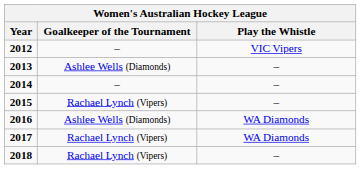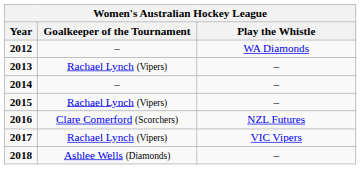(276, 48) VIC Vipers -> (276, 48) WA Diamonds
(117, 66) Ashlee Wells (Diamonds) -> (117, 66) Rachael Lynch (Vipers)
(117, 119) Ashlee Wells (Diamonds) -> (117, 119) Clare Comerford (Scorchers)
(276, 119) WA Diamonds -> (276, 119) NZL Futures
(276, 137) WA Diamonds -> (276, 137) VIC Vipers
(117, 155) Rachael Lynch (Vipers) -> (117, 155) Ashlee Wells (Diamonds)
